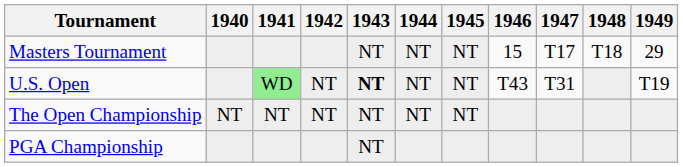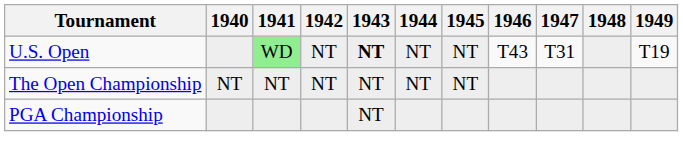- row: (88, 52)
